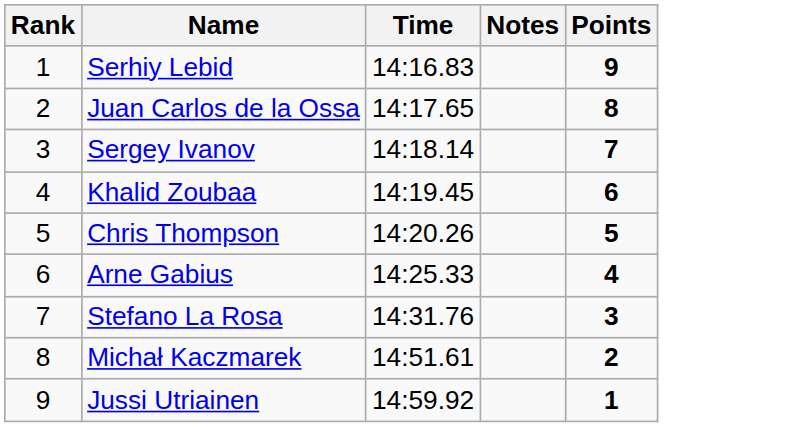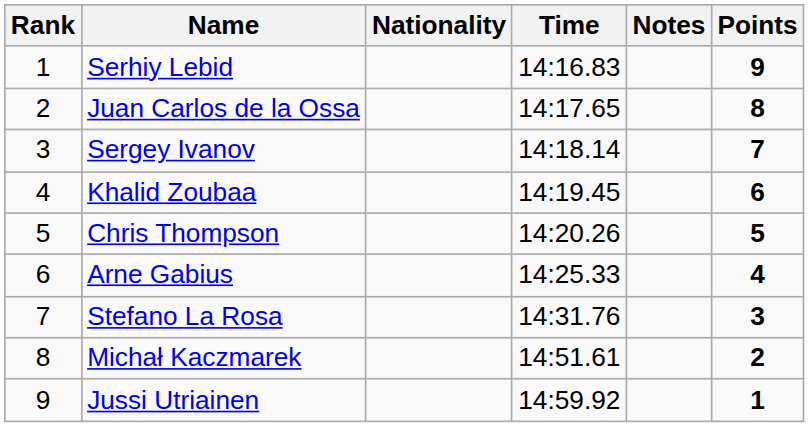+ column: (439, 25)
